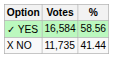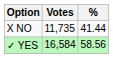rows swapped: (22, 29) <-> (19, 45)
